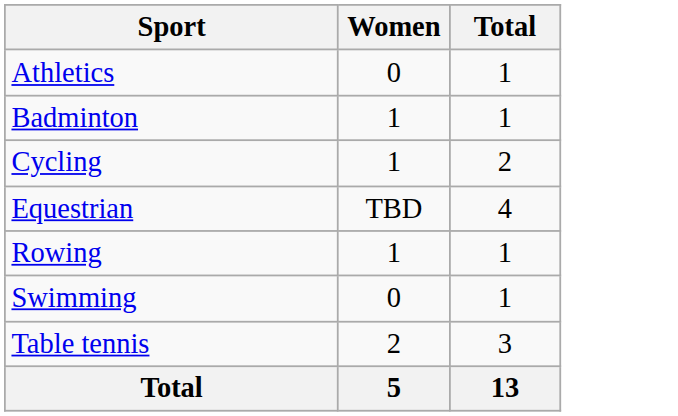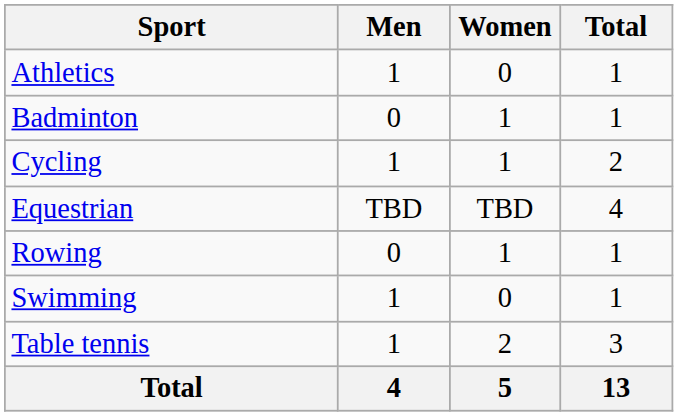+ column: (394, 27)
